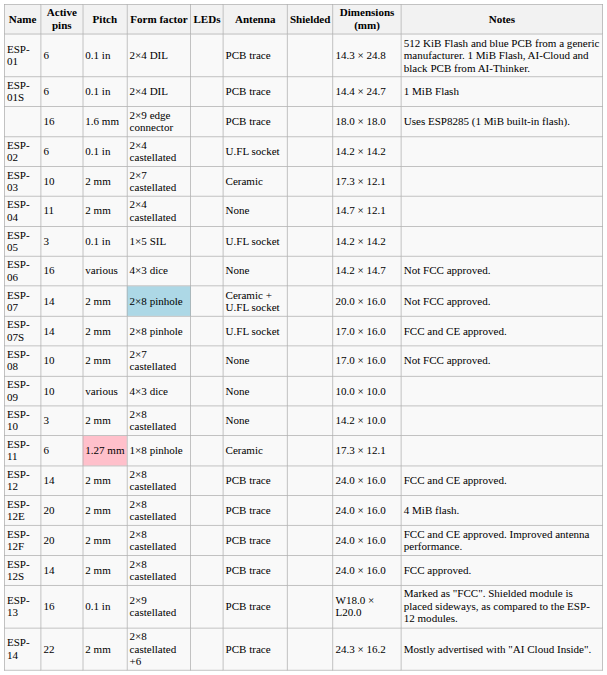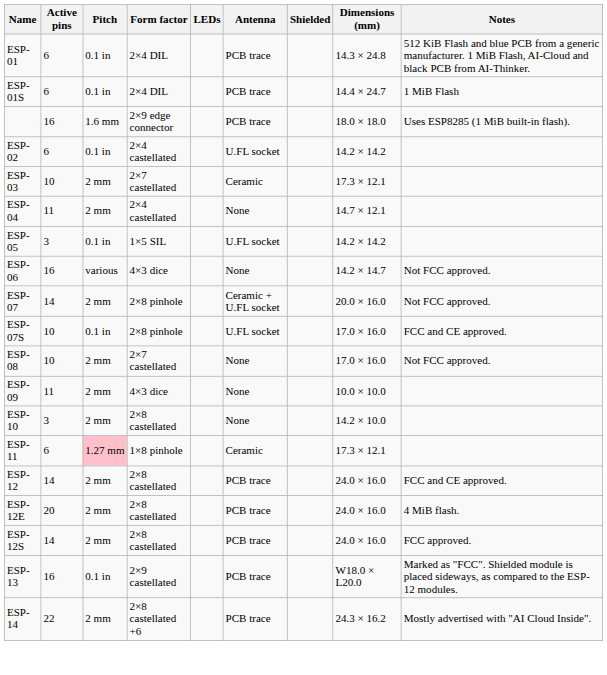(156, 301) lightblue background -> (156, 301) no background
(49, 331) 14 -> (49, 331) 10
(98, 331) 2 mm -> (98, 331) 0.1 in
(49, 391) 10 -> (49, 391) 11
(102, 391) various -> (98, 391) 2 mm
- row: (18, 540)
